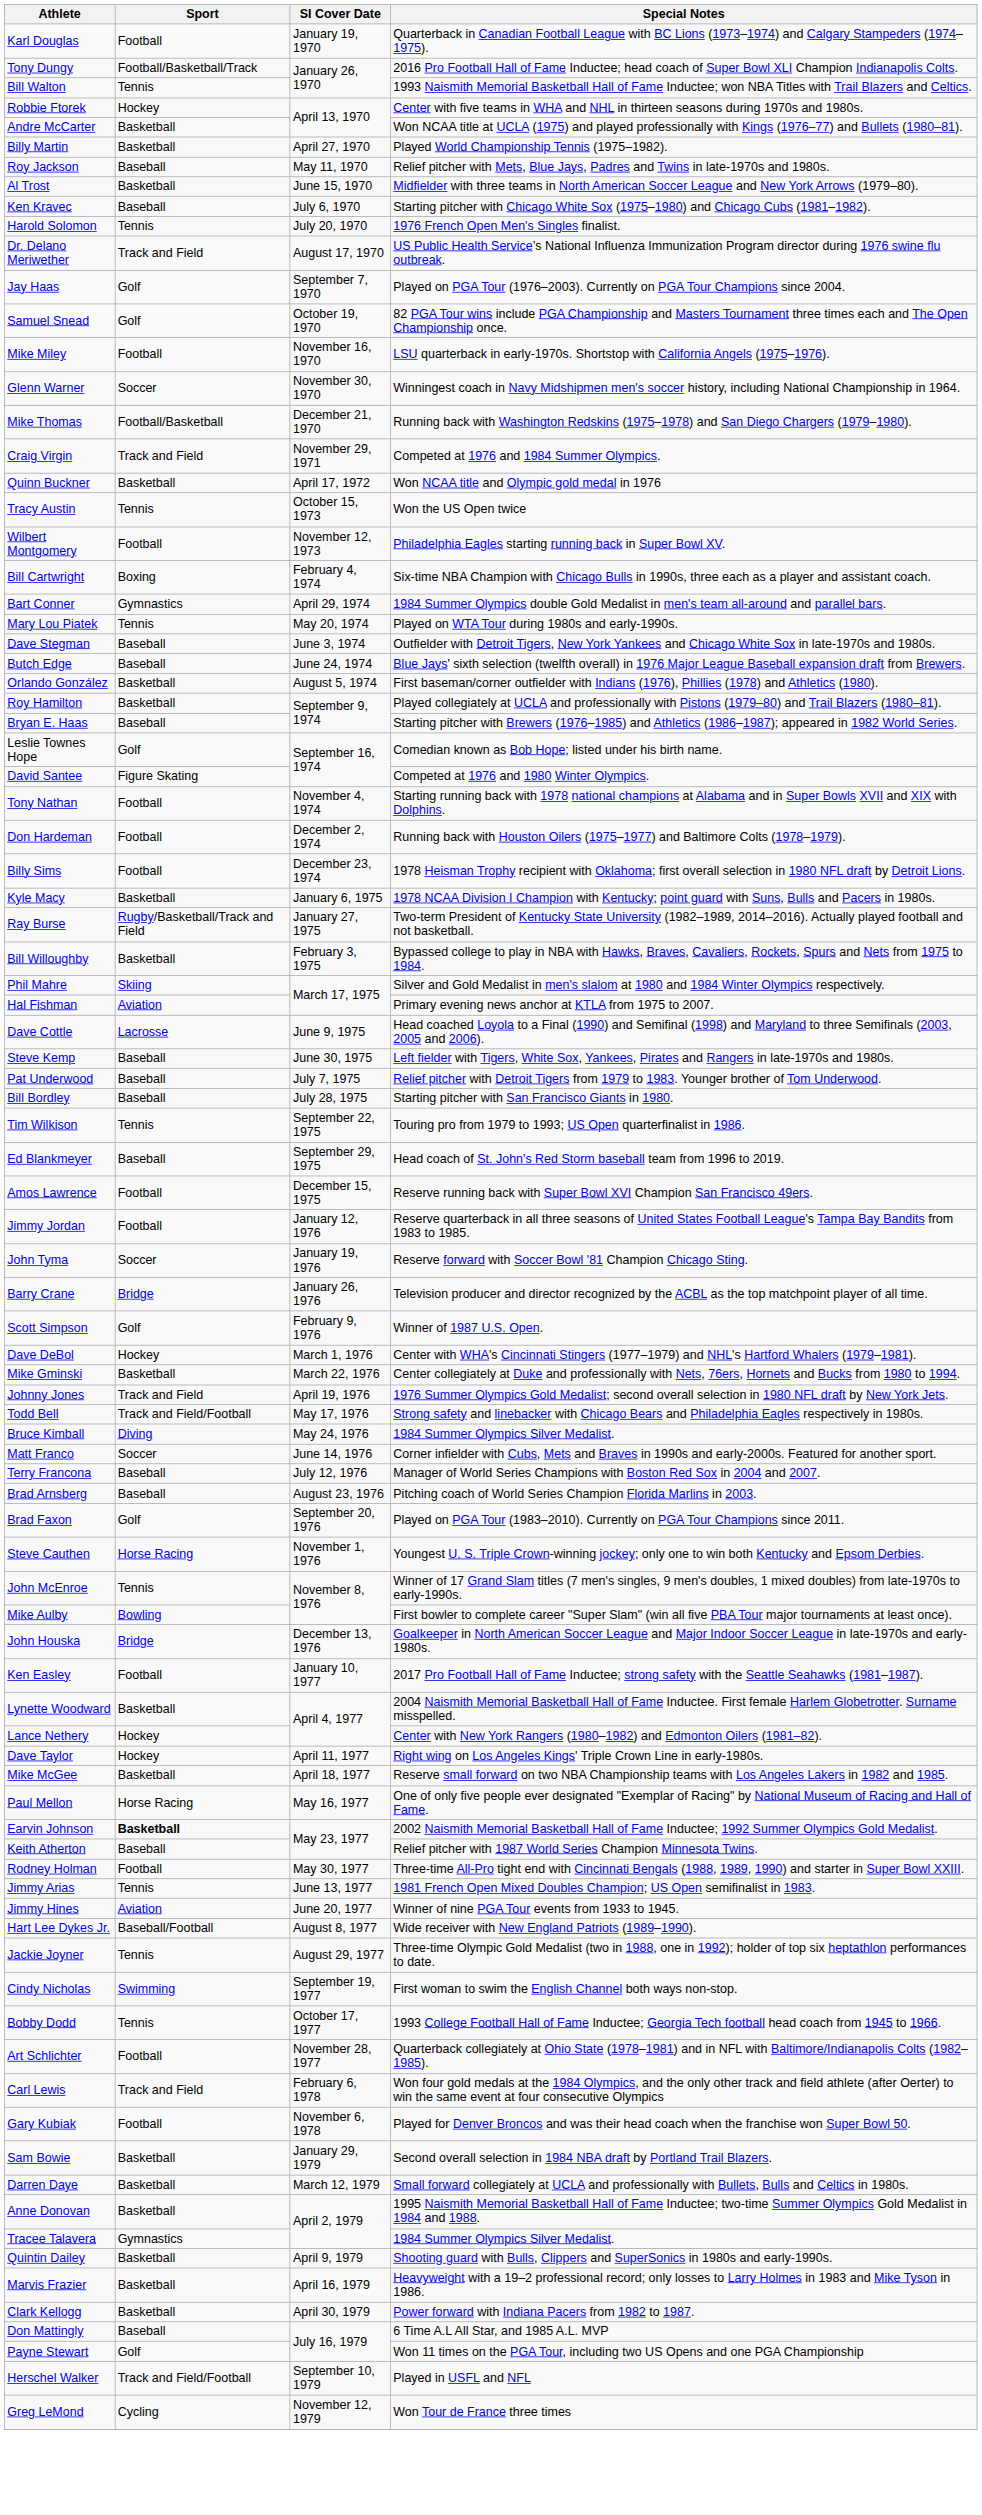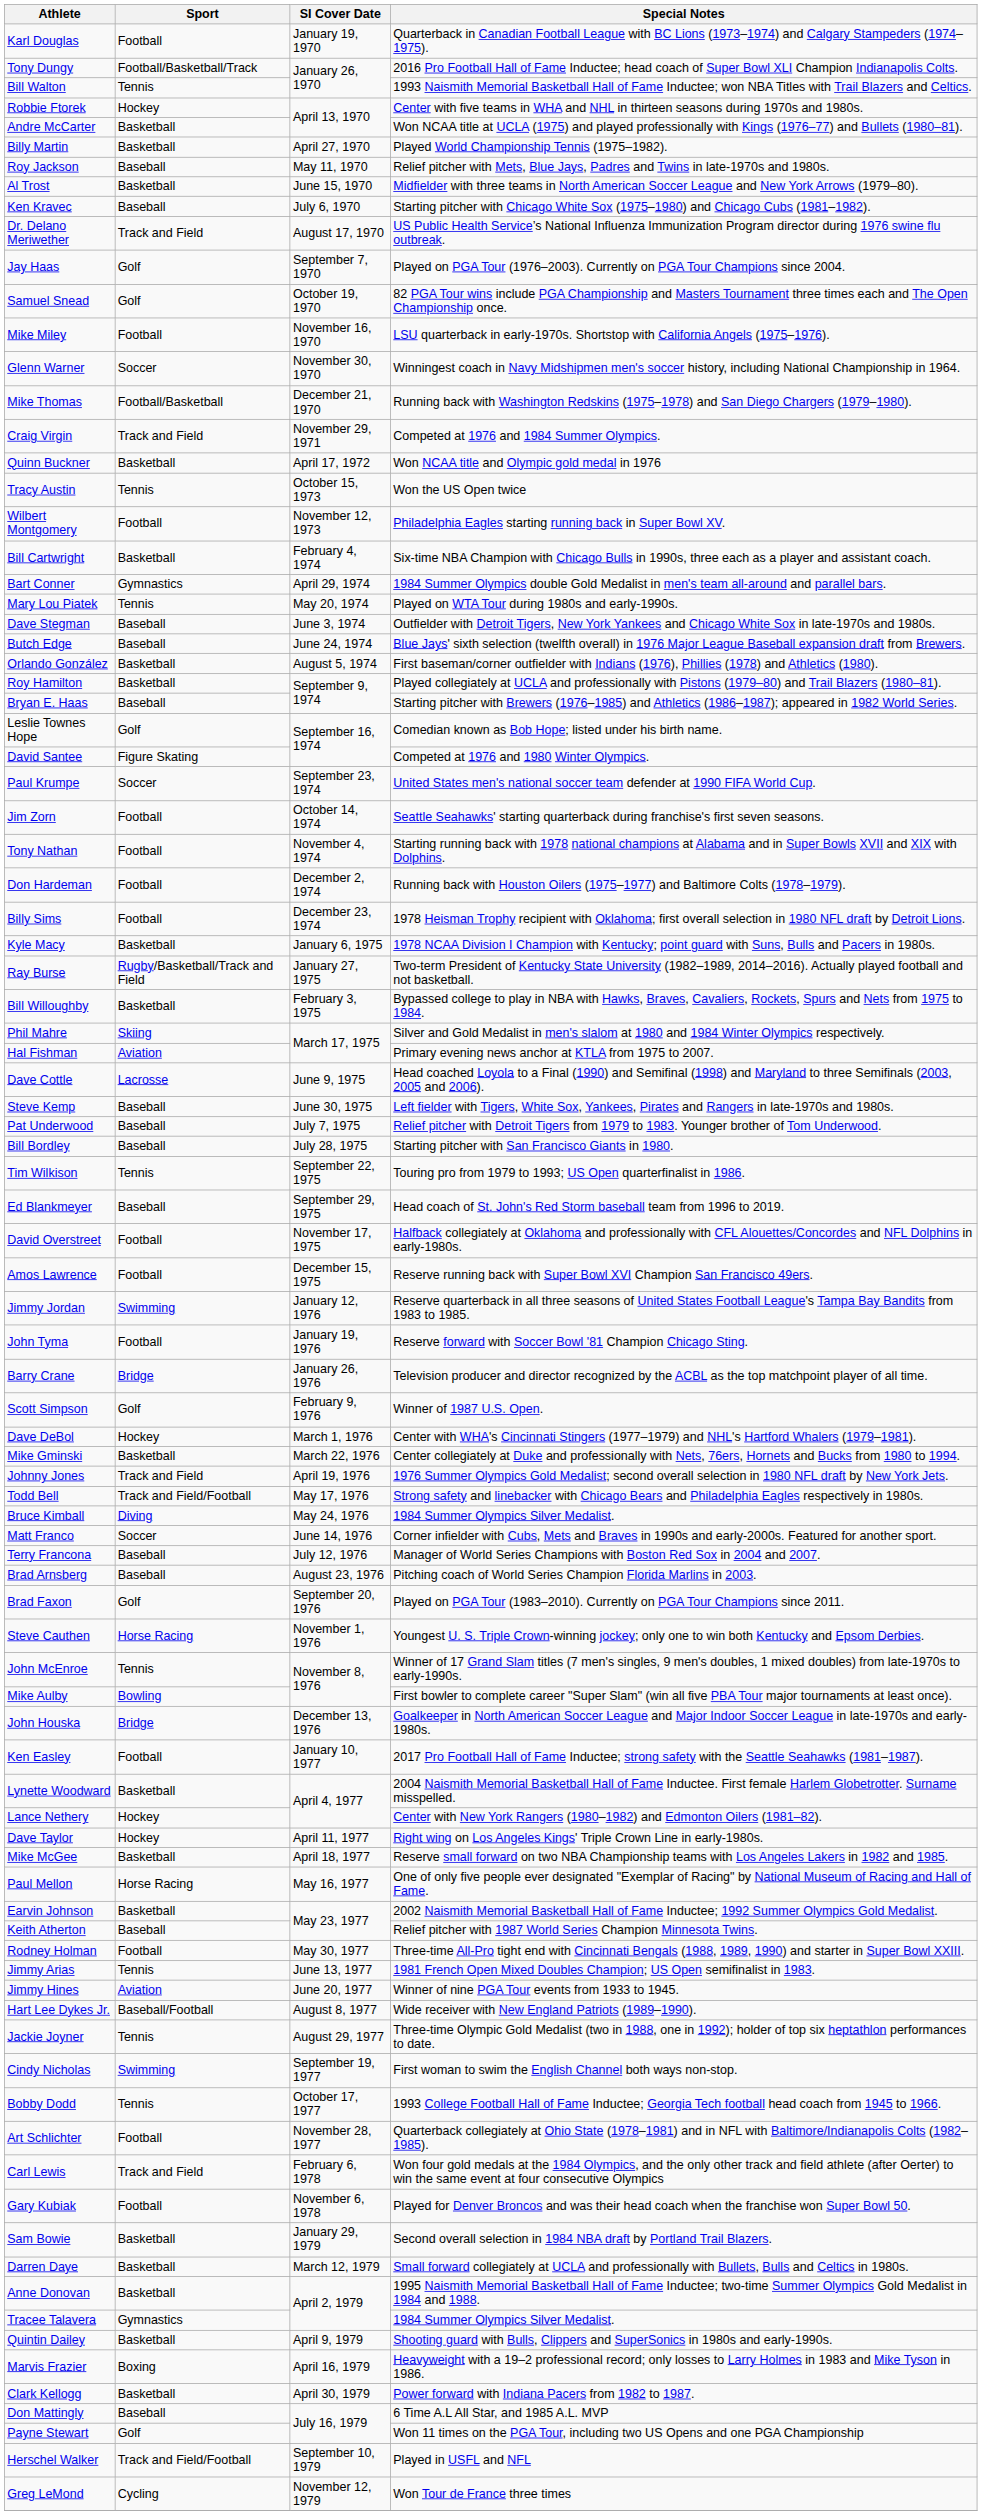- row: (52, 226)
(137, 577) Boxing -> (146, 557) Basketball
+ row: (43, 783)
+ row: (32, 817)
+ row: (54, 1240)
(140, 1226) Football -> (146, 1308) Swimming
(137, 1260) Soccer -> (140, 1342) Football
(149, 1829) bold -> (146, 1911) normal
(146, 2285) Basketball -> (137, 2366) Boxing
